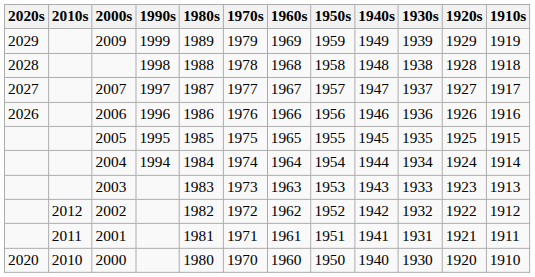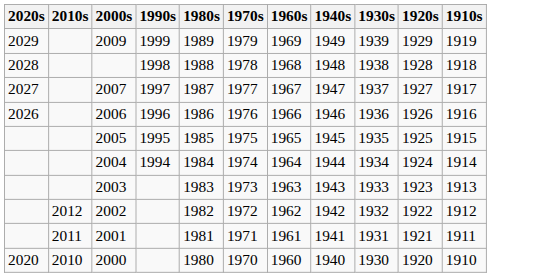- column: (333, 16)
